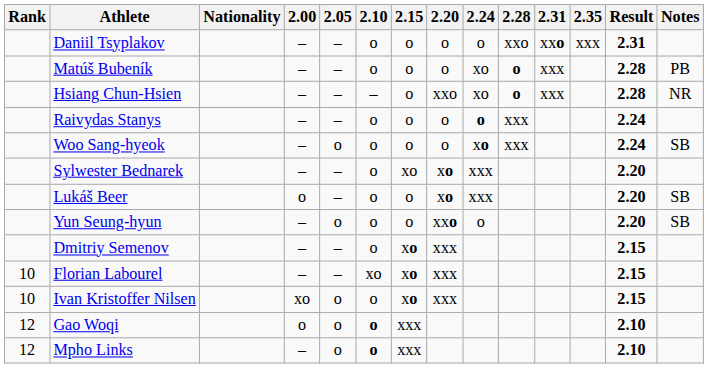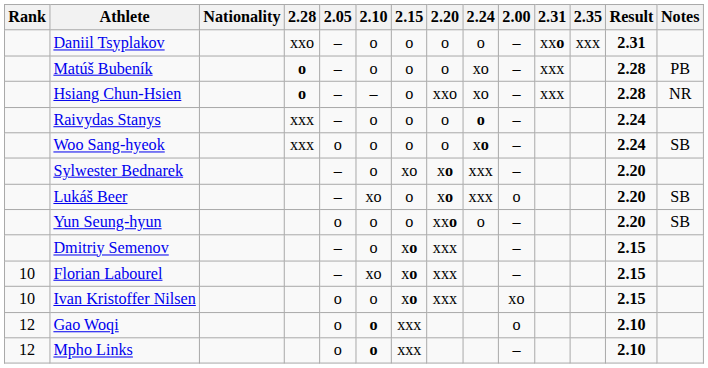columns swapped: (302, 17) <-> (516, 17)
(374, 196) o -> (374, 196) xo
